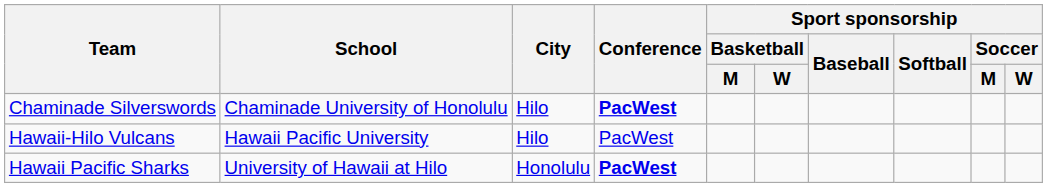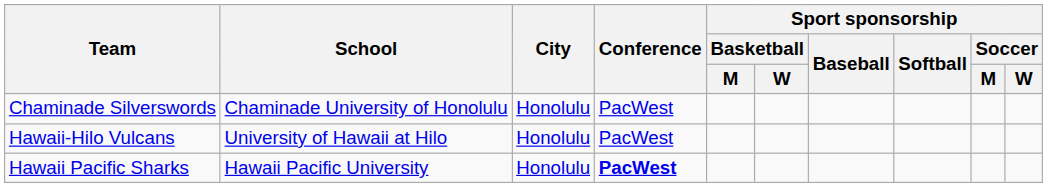(532, 108) Hilo -> (553, 108) Honolulu
(638, 108) bold -> (636, 108) normal
(327, 138) Hawaii Pacific University -> (336, 138) University of Hawaii at Hilo
(532, 138) Hilo -> (553, 138) Honolulu
(336, 167) University of Hawaii at Hilo -> (327, 167) Hawaii Pacific University
